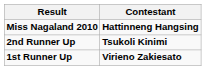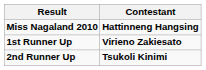rows swapped: (39, 57) <-> (41, 42)
